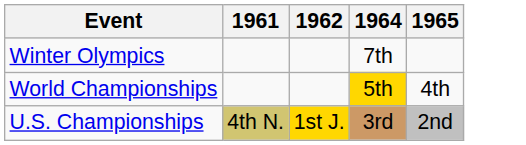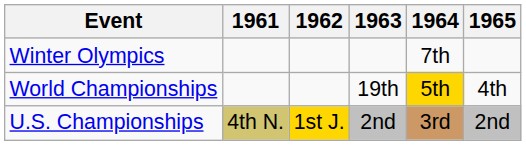+ column: (378, 21)
